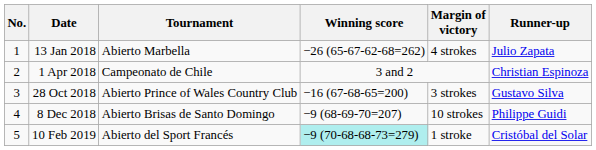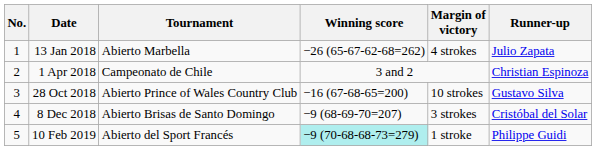(454, 93) 3 strokes -> (457, 93) 10 strokes
(457, 114) 10 strokes -> (454, 114) 3 strokes
(529, 114) Philippe Guidi -> (540, 114) Cristóbal del Solar
(540, 135) Cristóbal del Solar -> (529, 135) Philippe Guidi
